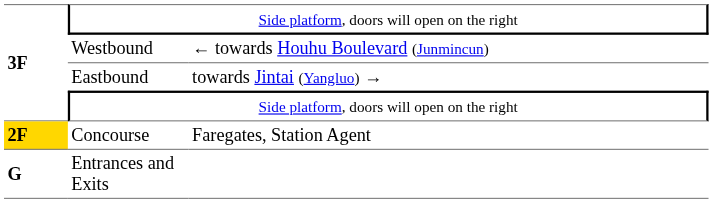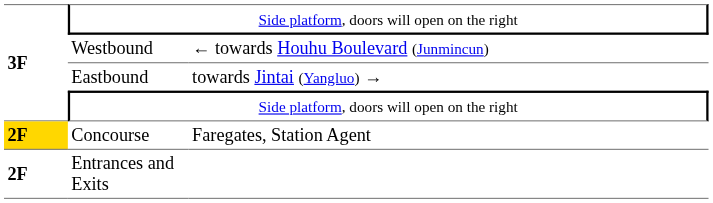(15, 173) G -> (18, 173) 2F
